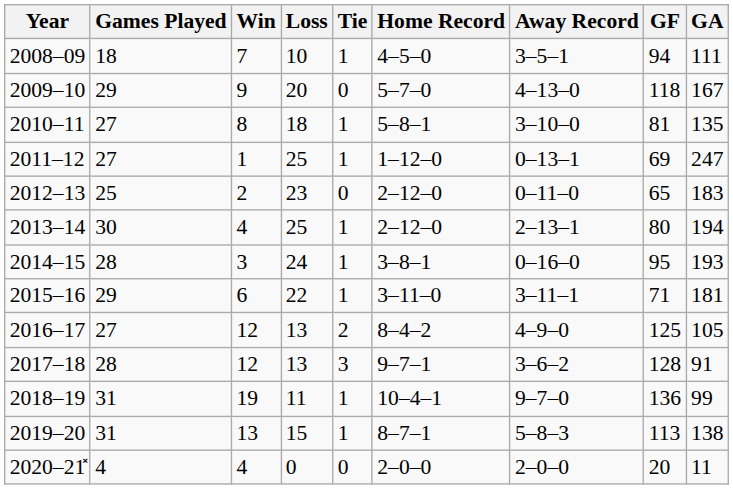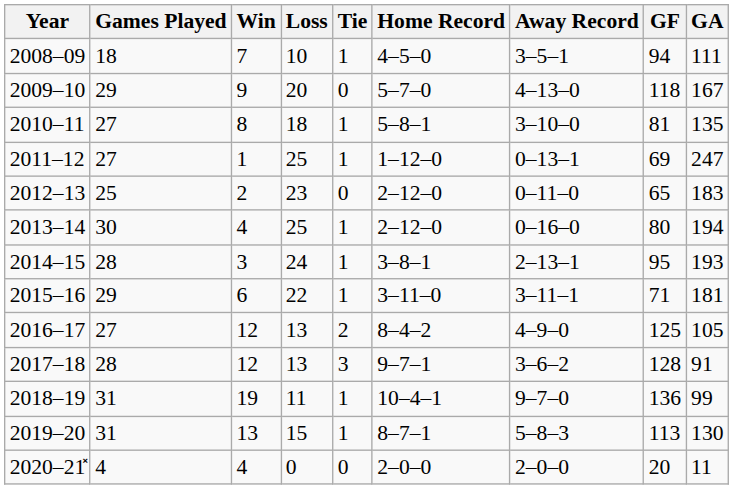(547, 227) 2–13–1 -> (547, 227) 0–16–0
(547, 261) 0–16–0 -> (547, 261) 2–13–1
(707, 432) 138 -> (707, 432) 130
